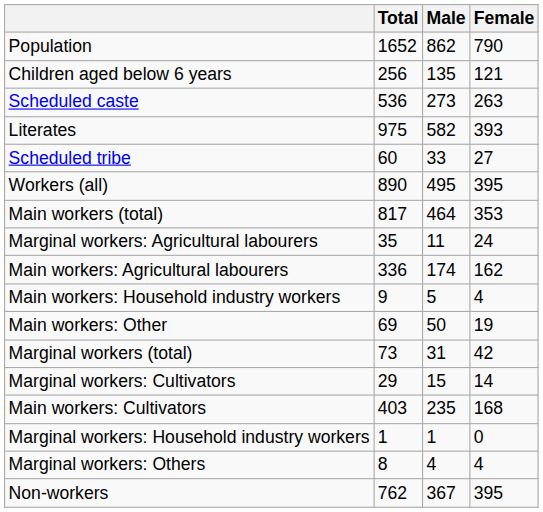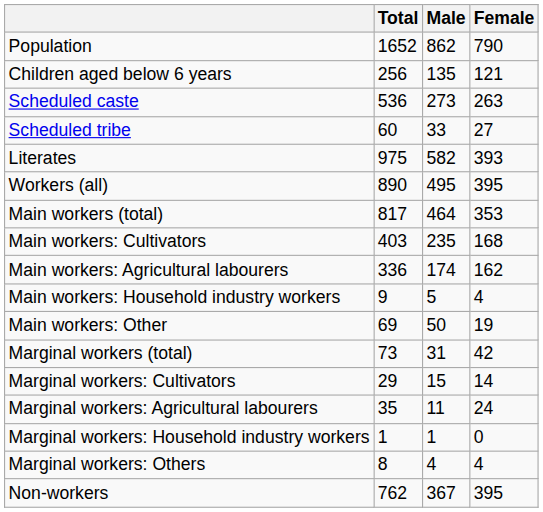rows swapped: (70, 158) <-> (42, 130)
rows swapped: (107, 409) <-> (163, 241)
